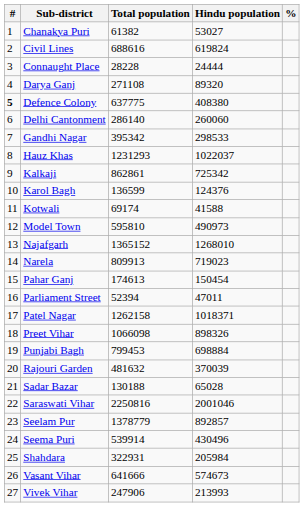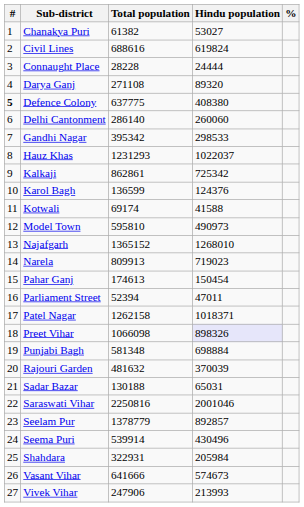(212, 333) no background -> (212, 333) lavender background
(128, 350) 799453 -> (128, 350) 581348
(209, 386) 65028 -> (209, 386) 65031
